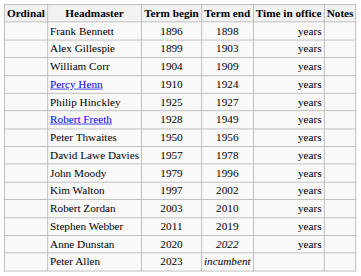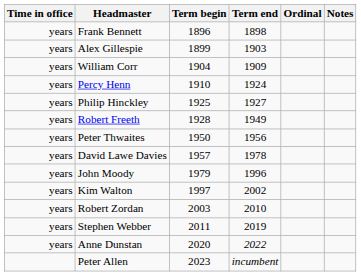columns swapped: (26, 13) <-> (289, 13)
